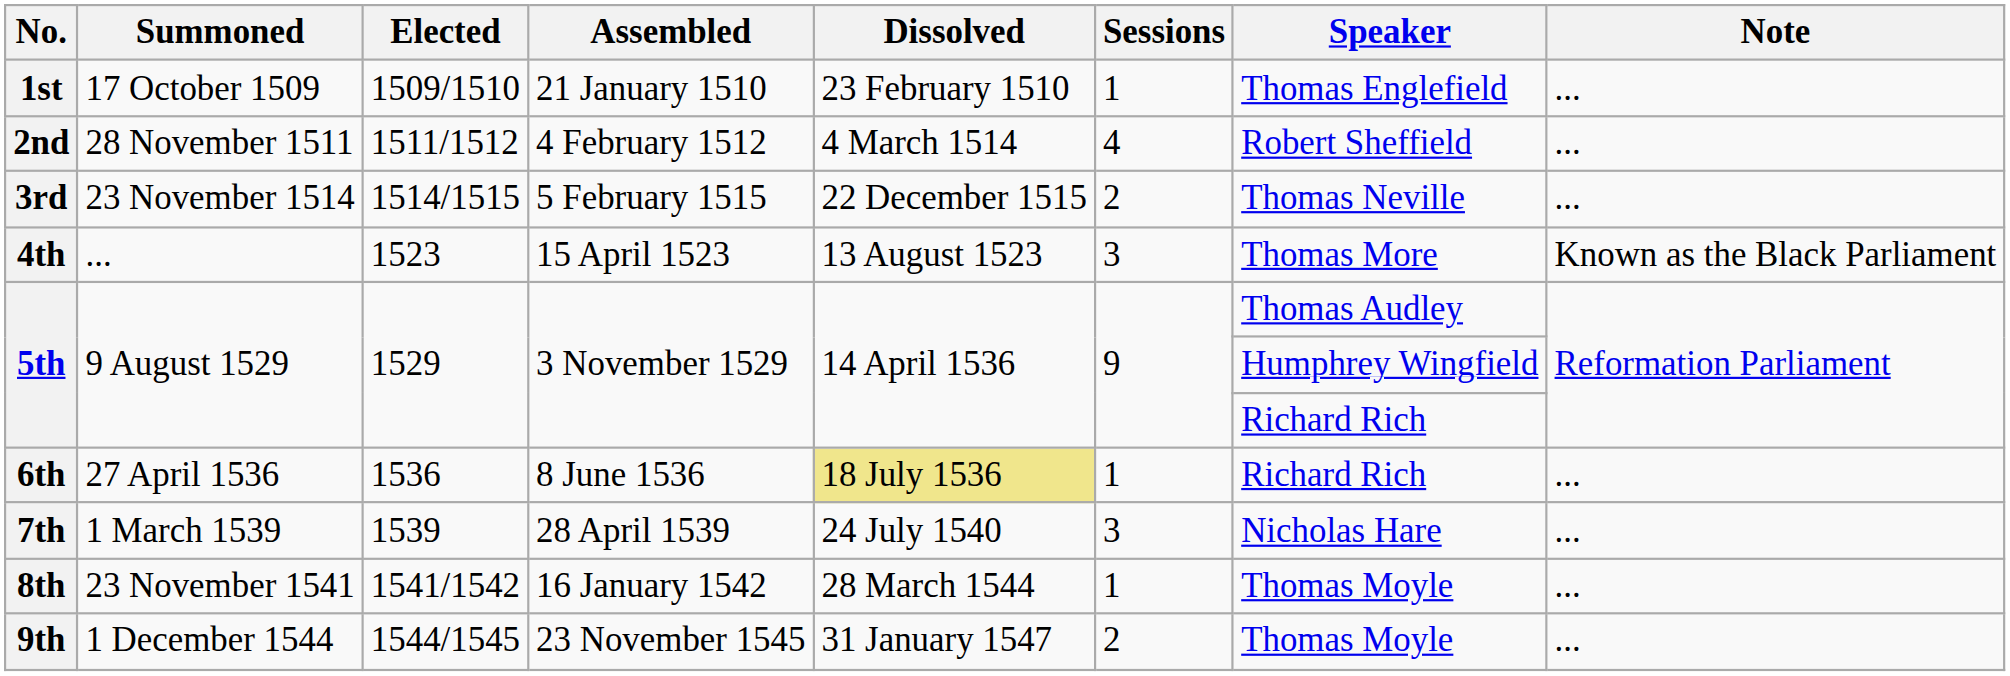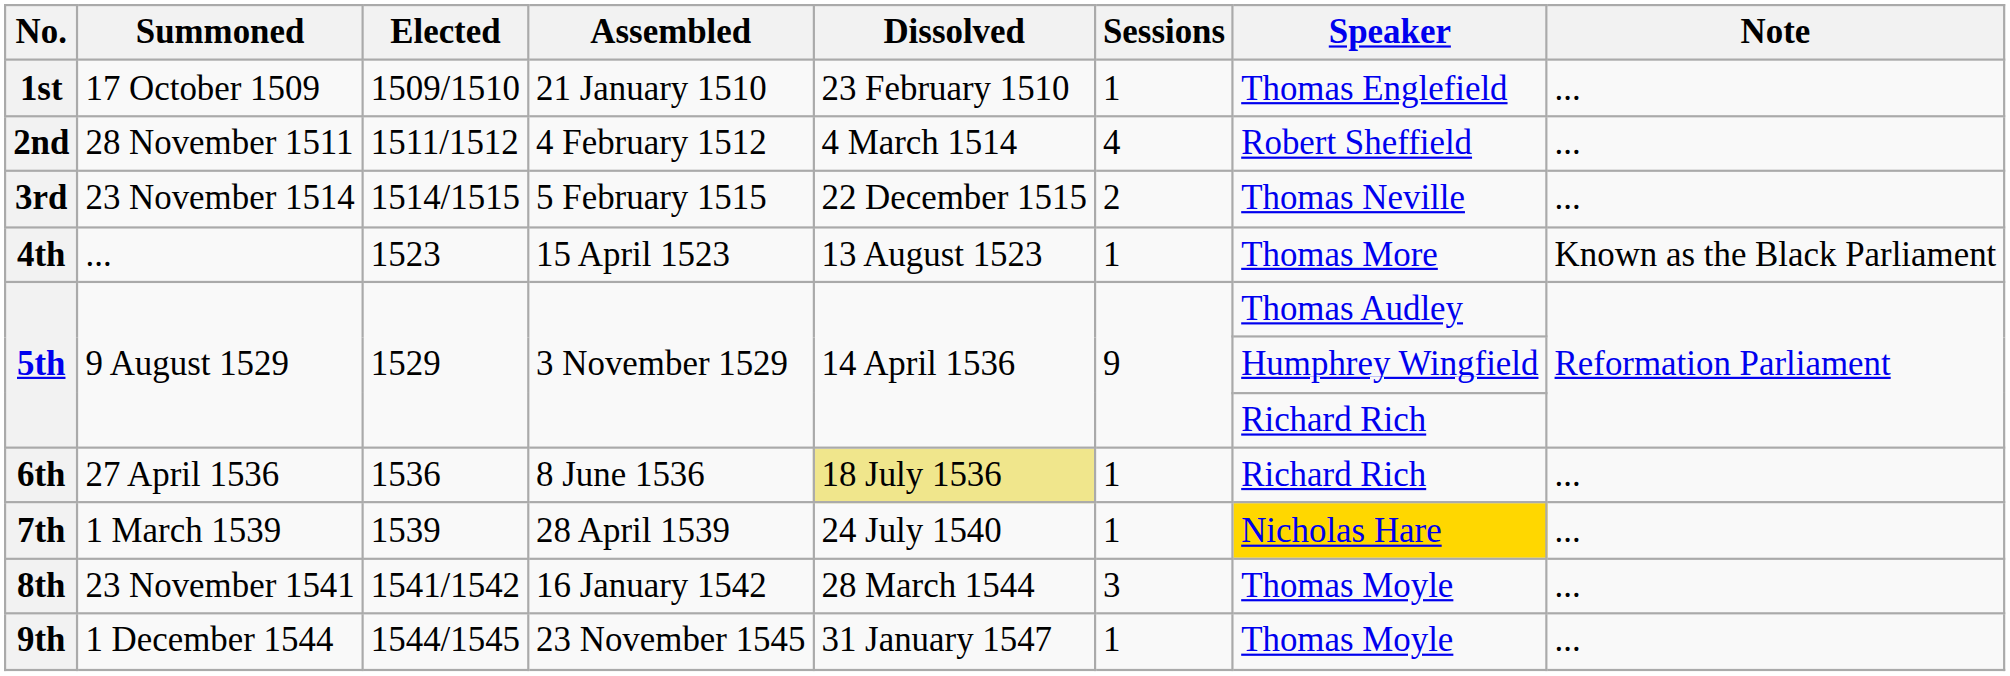(1112, 253) 3 -> (1112, 253) 1
(1112, 530) 3 -> (1112, 530) 1
(1341, 530) no background -> (1341, 530) gold background
(1112, 585) 1 -> (1112, 585) 3
(1112, 640) 2 -> (1112, 640) 1
